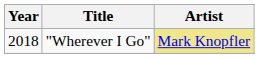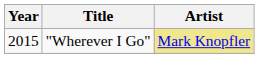(23, 41) 2018 -> (23, 41) 2015
